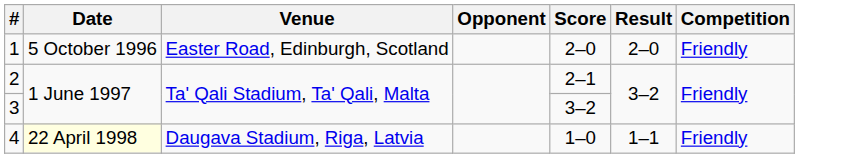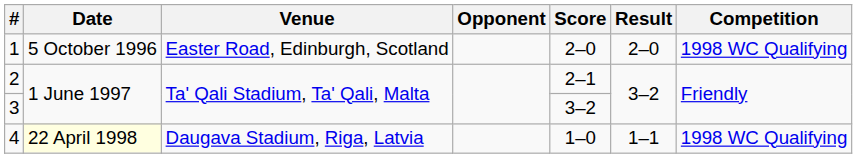(714, 49) Friendly -> (764, 49) 1998 WC Qualifying
(714, 138) Friendly -> (764, 138) 1998 WC Qualifying
